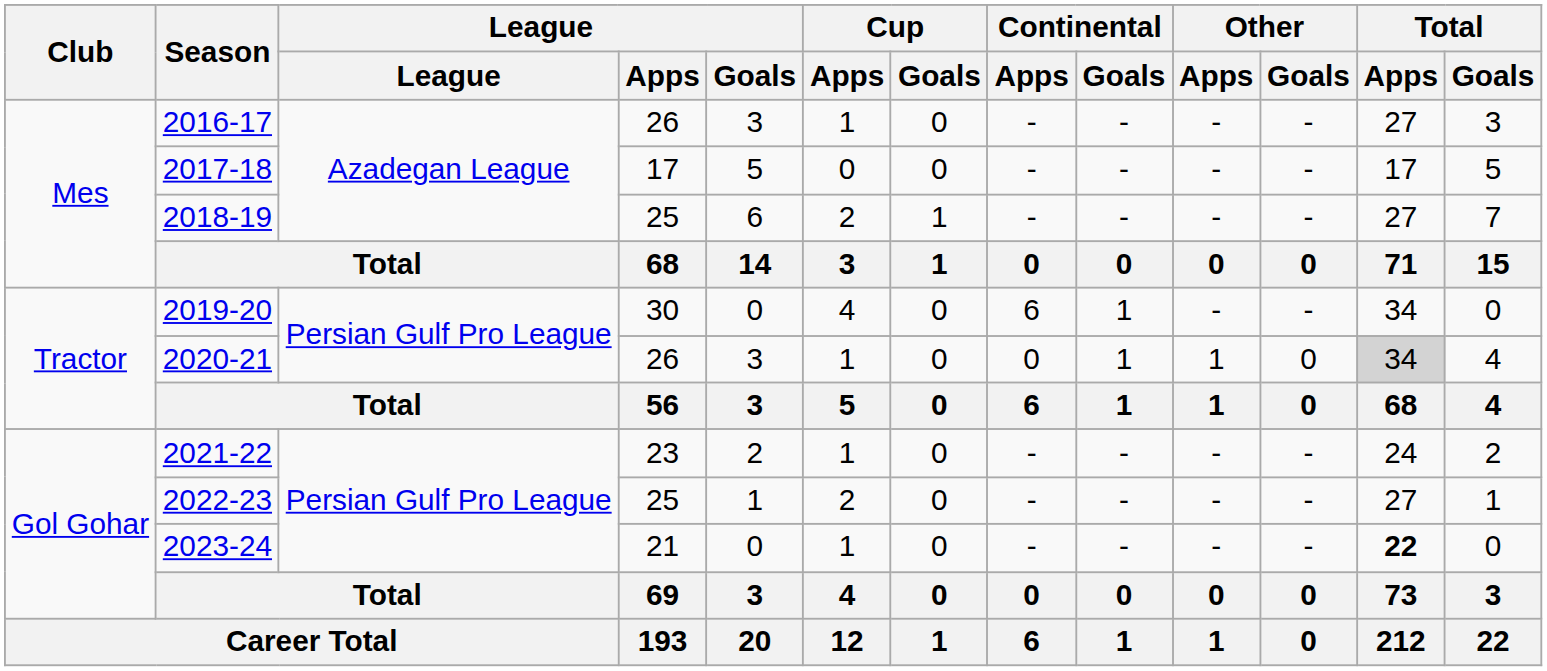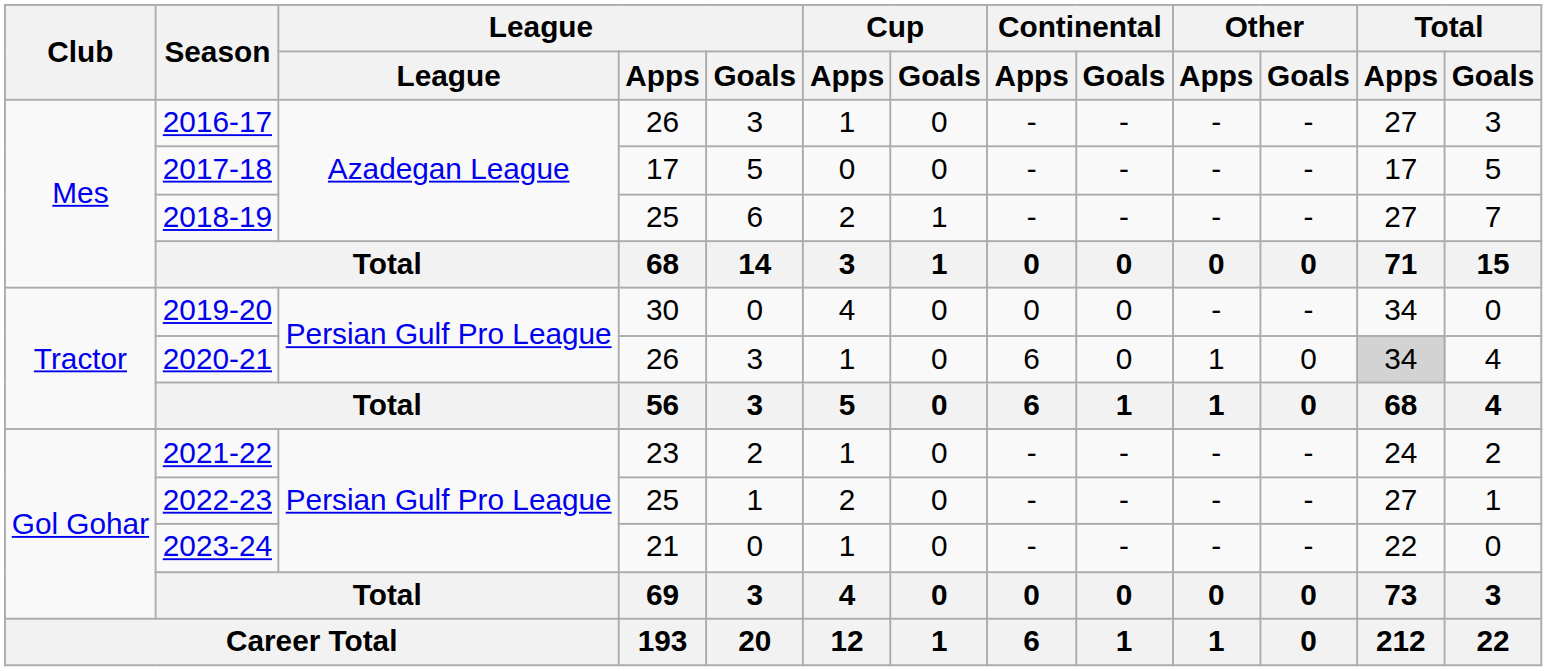(1032, 311) 6 -> (1032, 311) 0
(1124, 311) 1 -> (1124, 311) 0
(1032, 358) 0 -> (1032, 358) 6
(1124, 358) 1 -> (1124, 358) 0
(1401, 547) bold -> (1401, 547) normal
